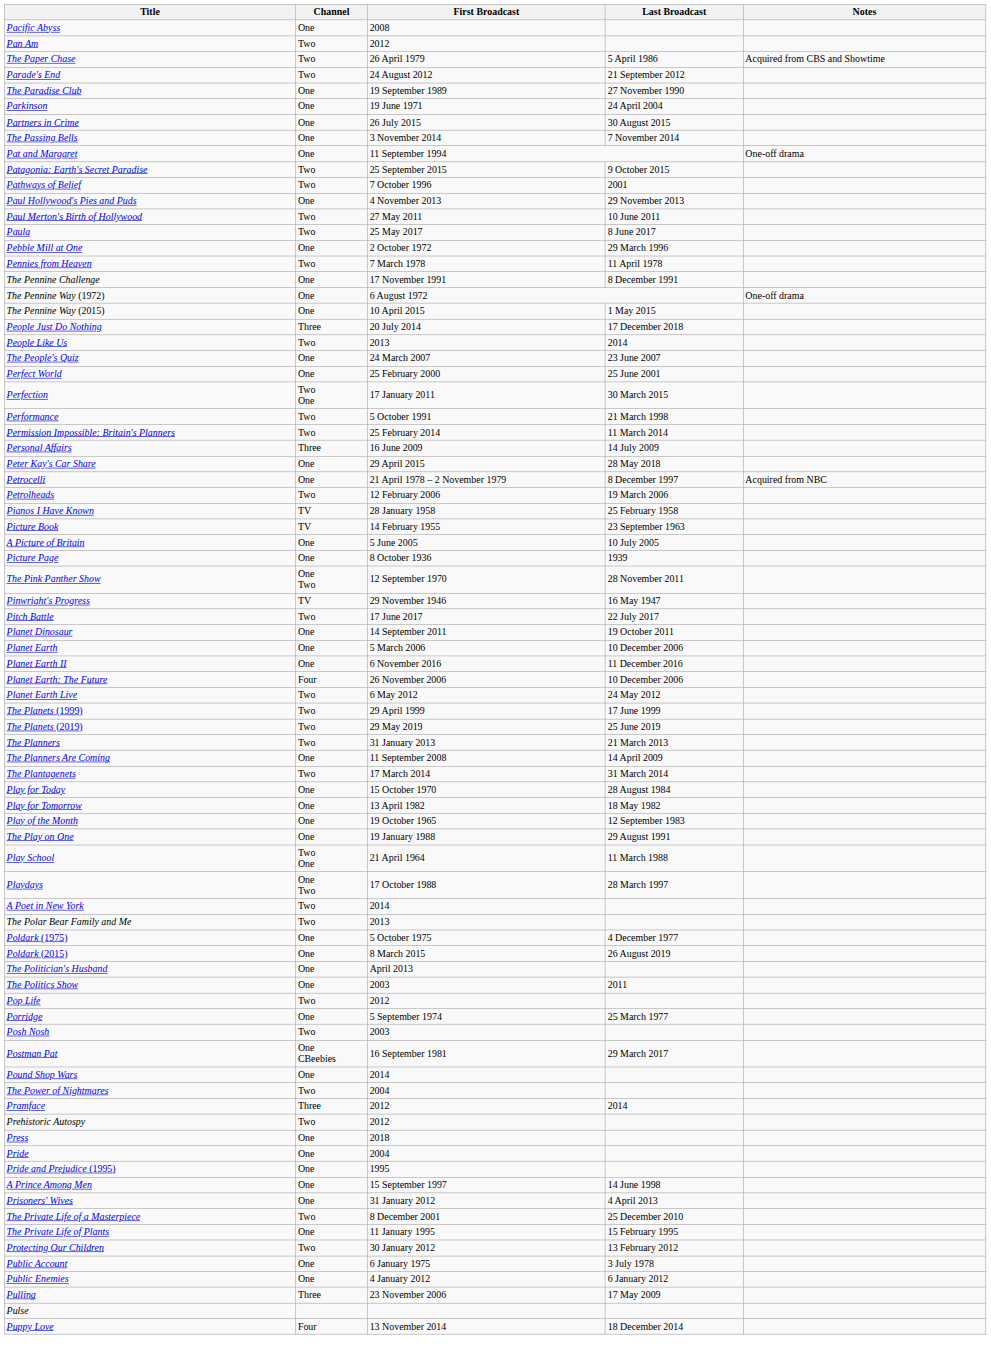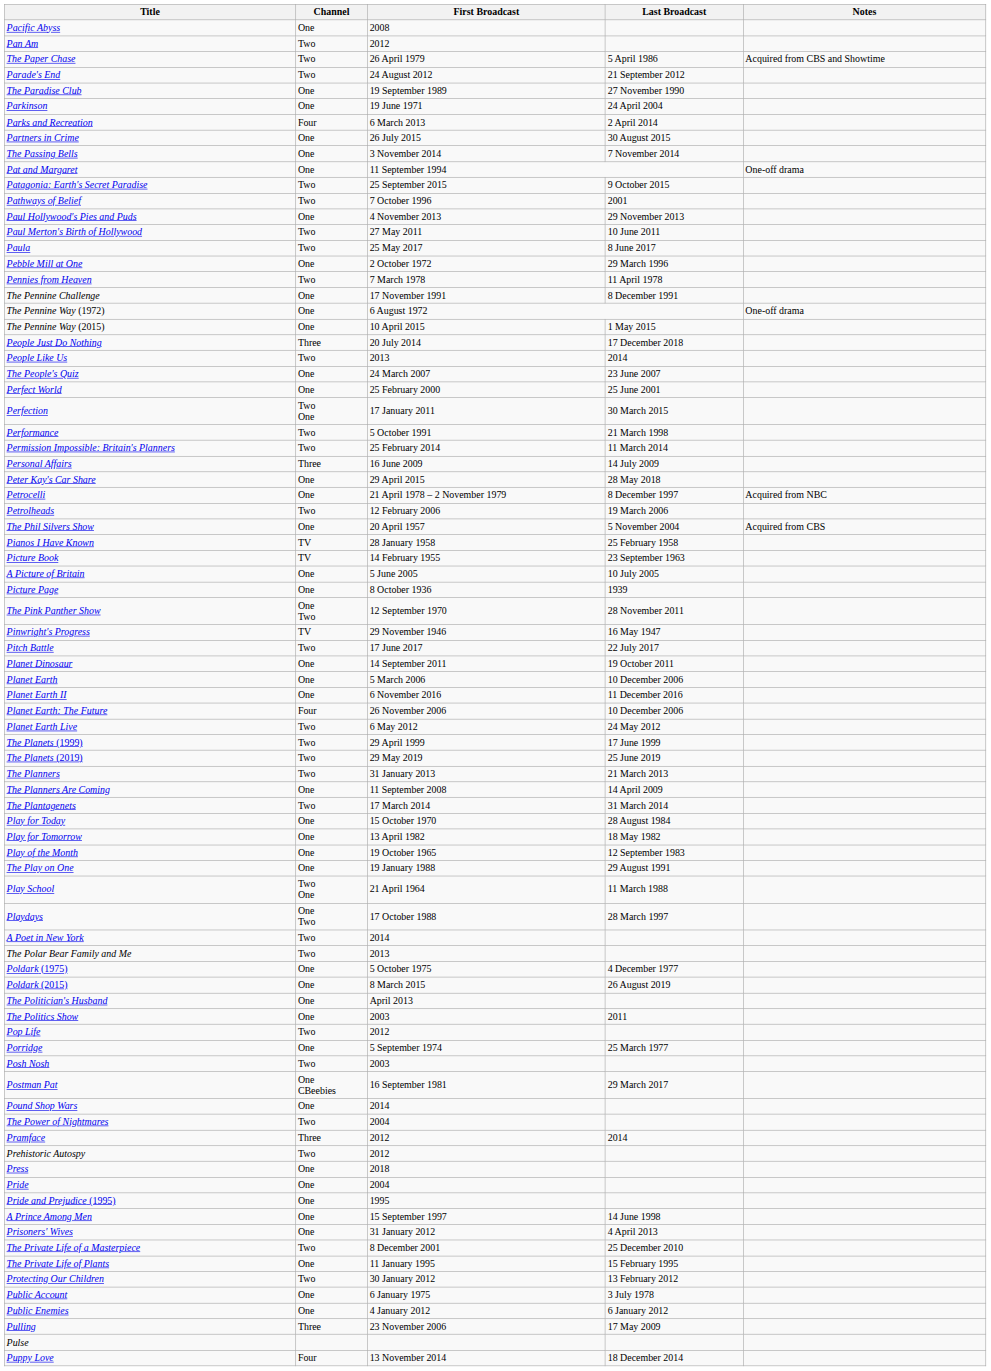+ row: (50, 122)
+ row: (50, 526)
